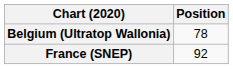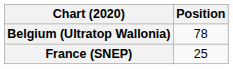(201, 53) 92 -> (201, 53) 25
